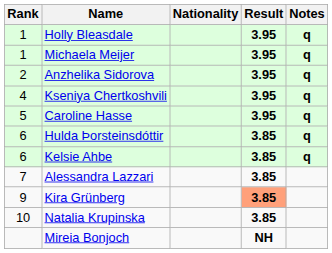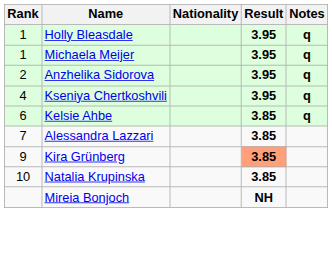- row: (88, 116)
- row: (104, 136)
